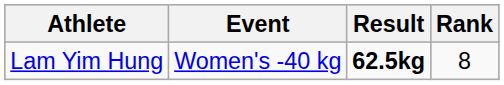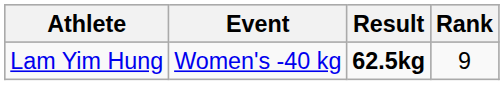(464, 60) 8 -> (464, 60) 9
